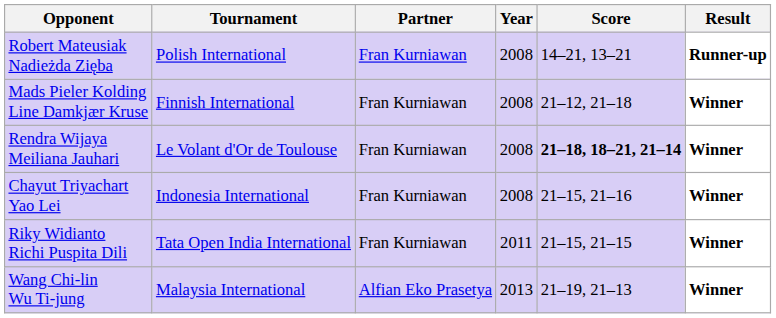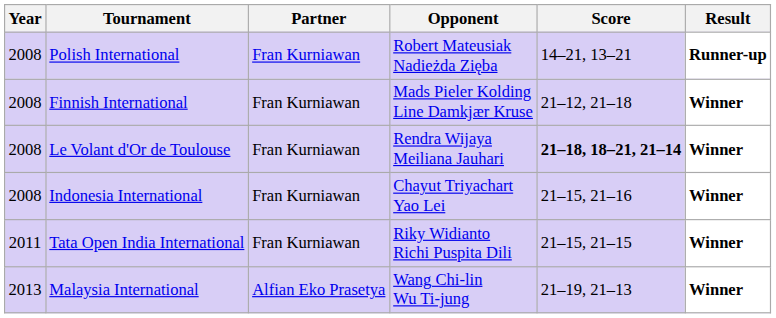columns swapped: (516, 18) <-> (78, 18)
